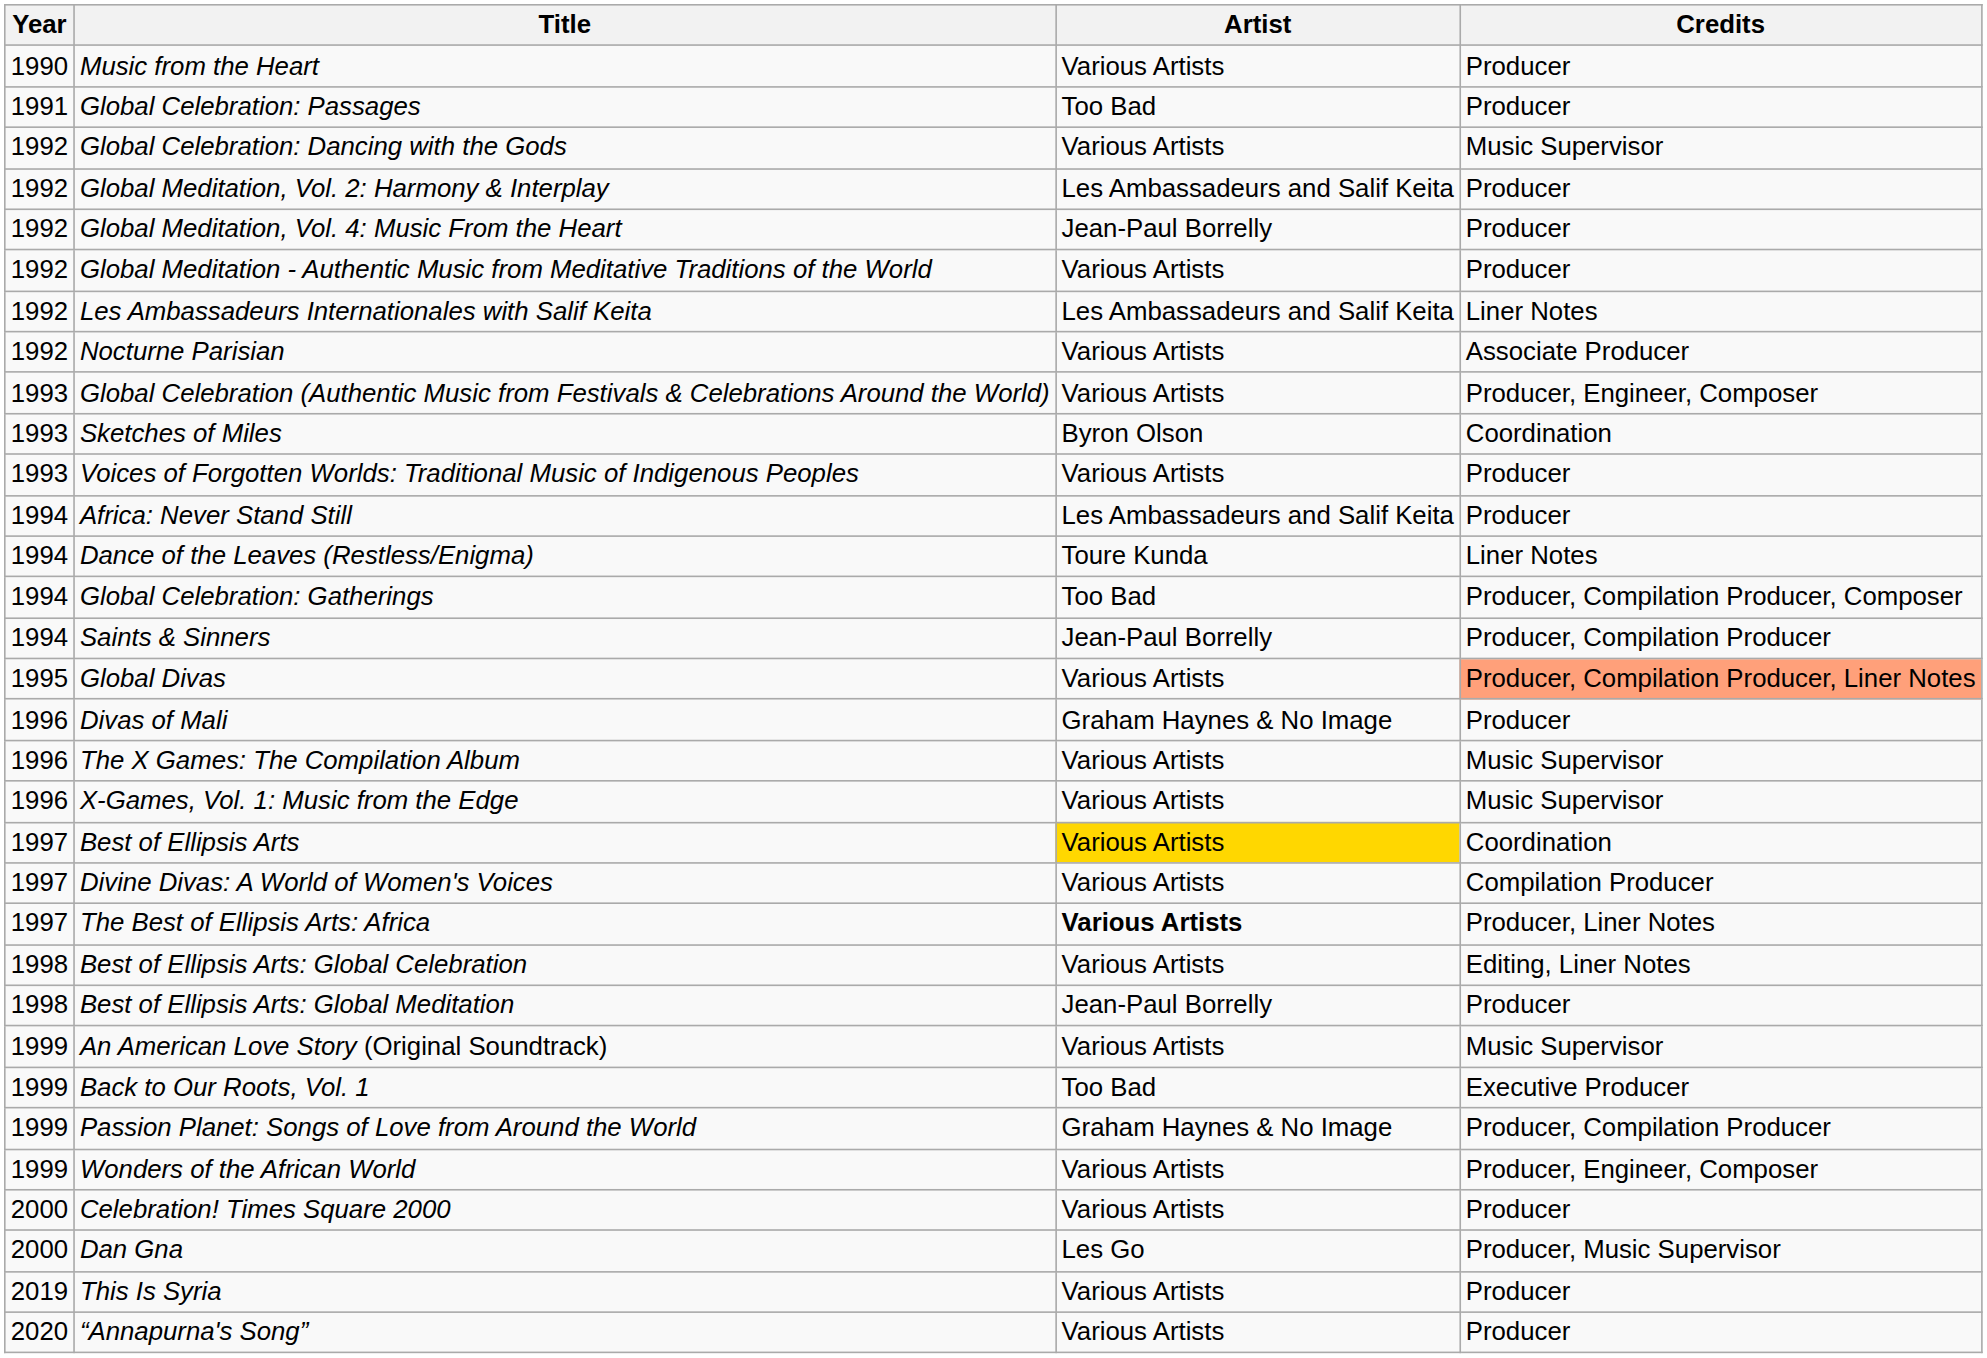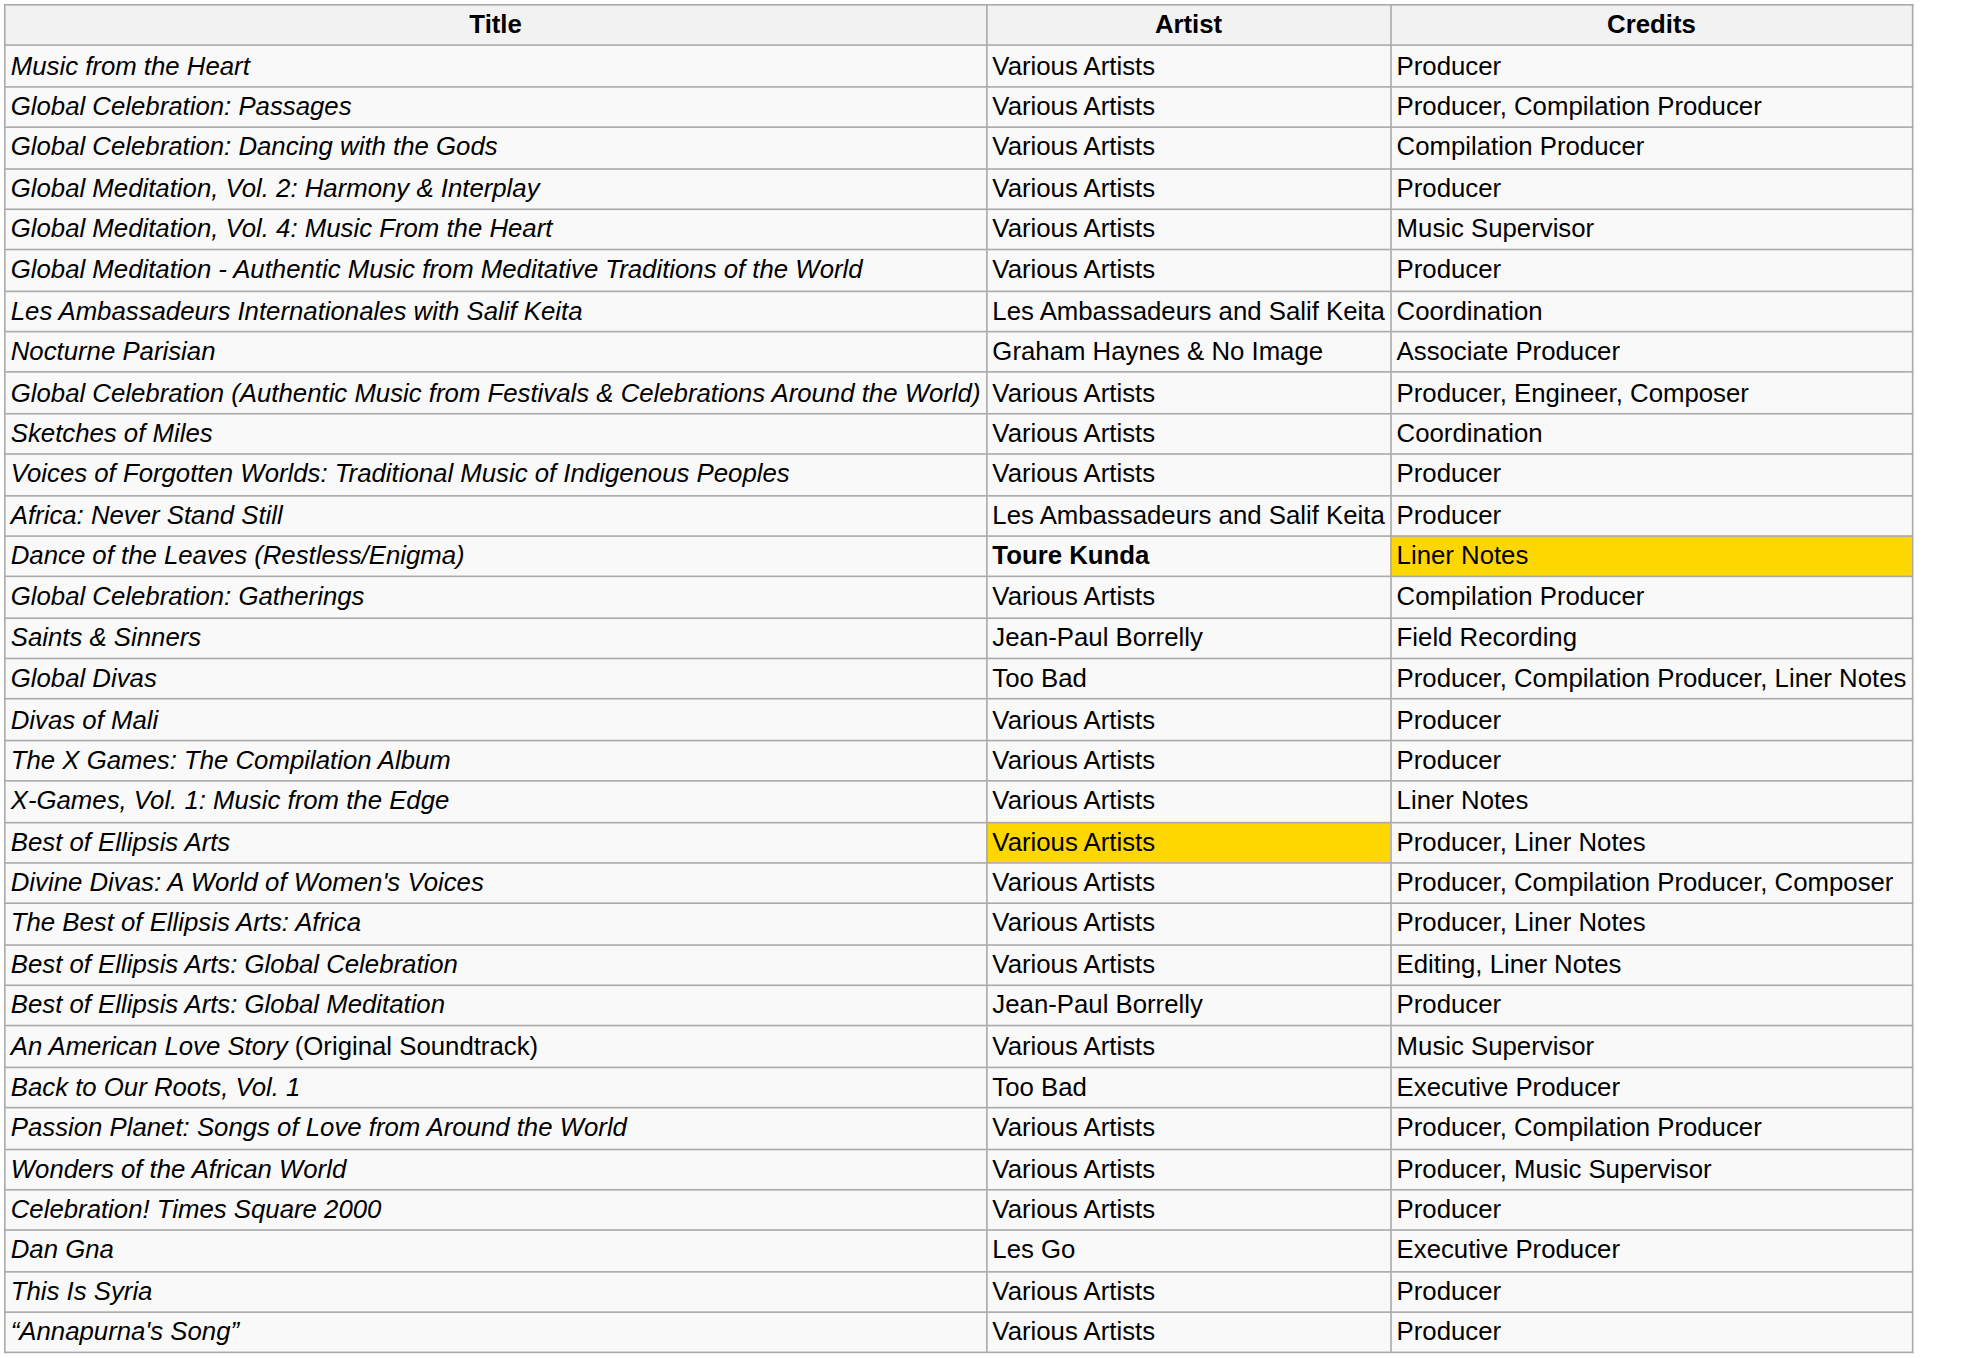- column: (39, 24)
(1109, 106) Too Bad -> (1074, 106) Various Artists
(1518, 106) Producer -> (1579, 106) Producer, Compilation Producer
(1565, 147) Music Supervisor -> (1520, 147) Compilation Producer
(1258, 188) Les Ambassadeurs and Salif Keita -> (1074, 188) Various Artists
(1167, 229) Jean-Paul Borrelly -> (1074, 229) Various Artists
(1518, 229) Producer -> (1495, 229) Music Supervisor
(1532, 310) Liner Notes -> (1470, 310) Coordination
(1143, 351) Various Artists -> (1158, 351) Graham Haynes & No Image
(1132, 433) Byron Olson -> (1074, 433) Various Artists
(1135, 556) normal -> (1071, 556) bold
(1532, 556) no background -> (1462, 556) gold background
(1109, 596) Too Bad -> (1074, 596) Various Artists
(1714, 596) Producer, Compilation Producer, Composer -> (1520, 596) Compilation Producer
(1648, 637) Producer, Compilation Producer -> (1487, 637) Field Recording
(1143, 678) Various Artists -> (1040, 678) Too Bad
(1721, 678) lightsalmon background -> (1651, 678) no background
(1227, 719) Graham Haynes & No Image -> (1074, 719) Various Artists
(1565, 760) Music Supervisor -> (1449, 760) Producer
(1565, 801) Music Supervisor -> (1462, 801) Liner Notes
(1539, 842) Coordination -> (1521, 842) Producer, Liner Notes
(1590, 882) Compilation Producer -> (1645, 882) Producer, Compilation Producer, Composer
(1152, 923) bold -> (1074, 923) normal
(1227, 1127) Graham Haynes & No Image -> (1074, 1127) Various Artists
(1642, 1168) Producer, Engineer, Composer -> (1554, 1168) Producer, Music Supervisor
(1623, 1250) Producer, Music Supervisor -> (1508, 1250) Executive Producer
